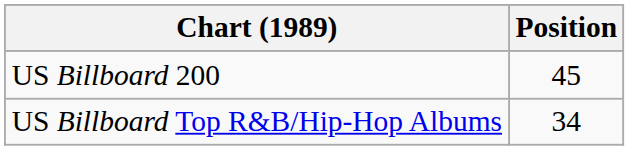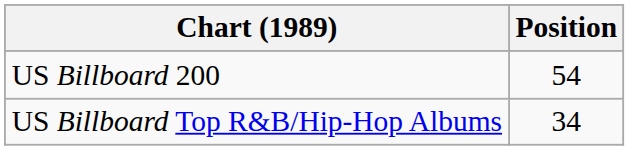(566, 74) 45 -> (566, 74) 54
